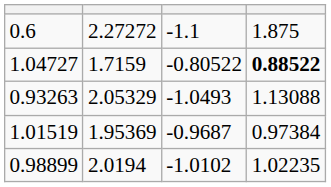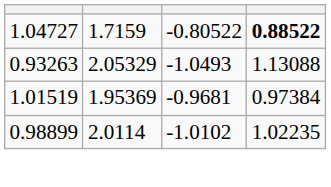- row: (23, 30)
(199, 131) -0.9687 -> (199, 97) -0.9681
(117, 164) 2.0194 -> (117, 131) 2.0114
